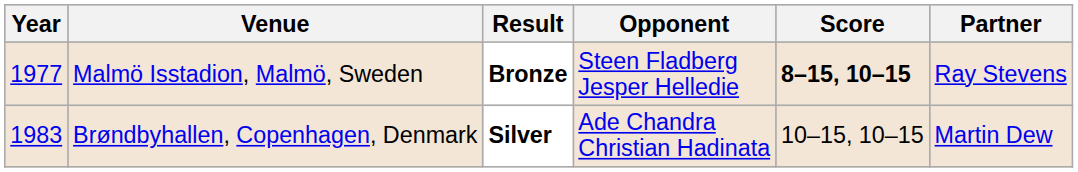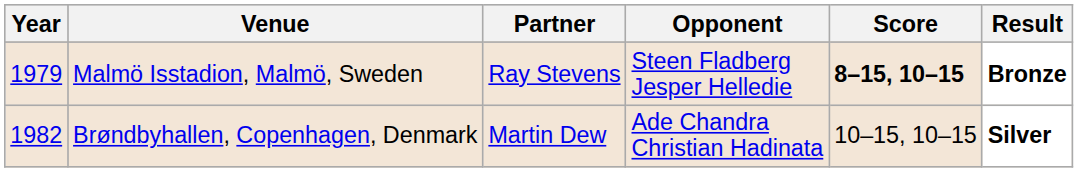columns swapped: (1001, 24) <-> (528, 24)
(36, 73) 1977 -> (36, 73) 1979
(36, 136) 1983 -> (36, 136) 1982
